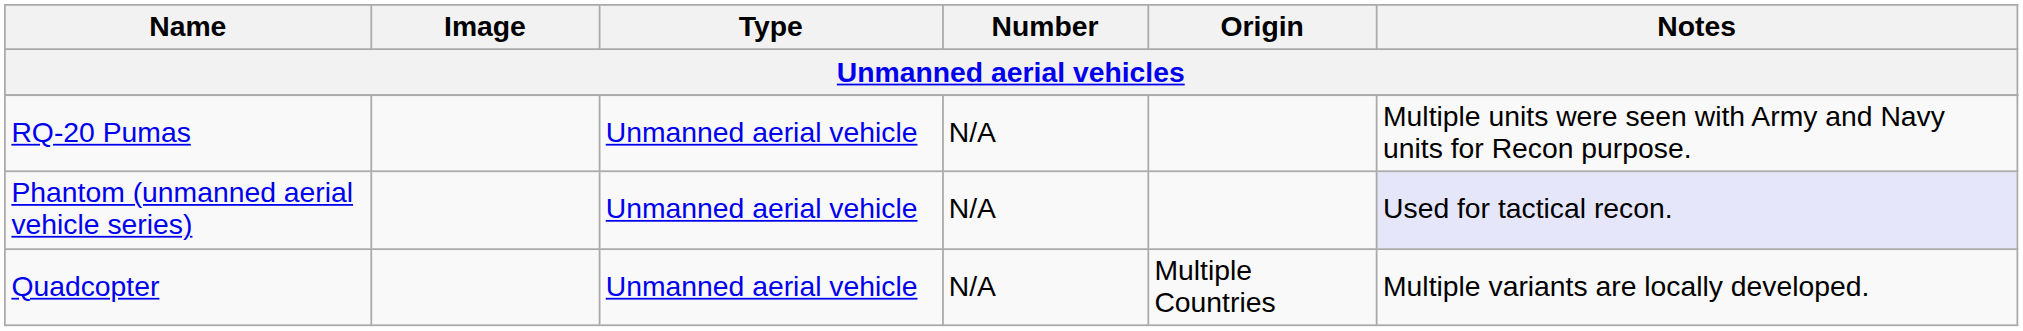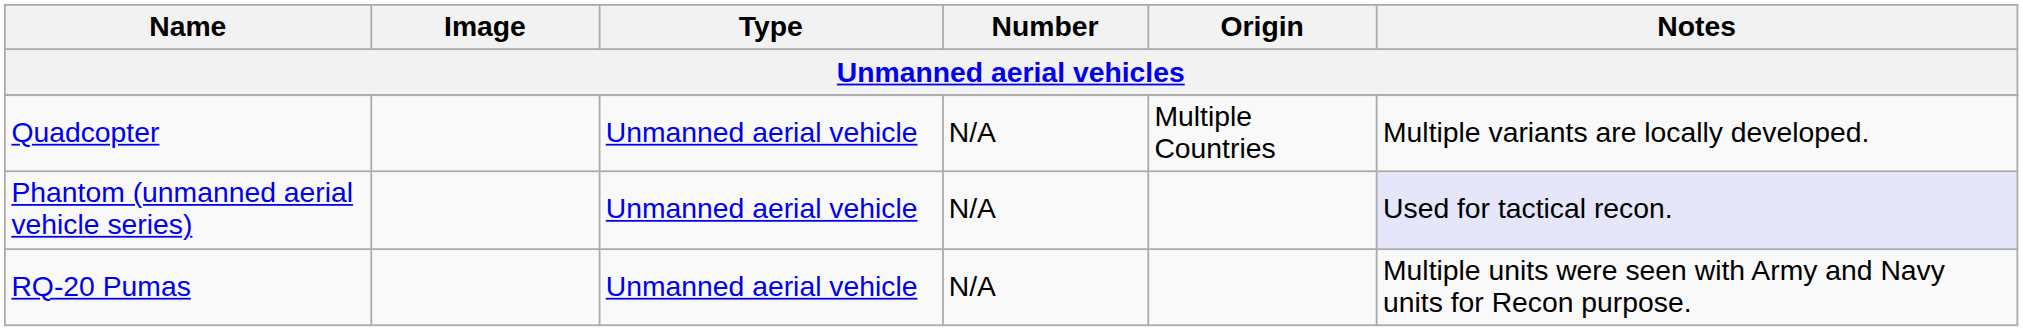rows swapped: (101, 132) <-> (85, 286)
